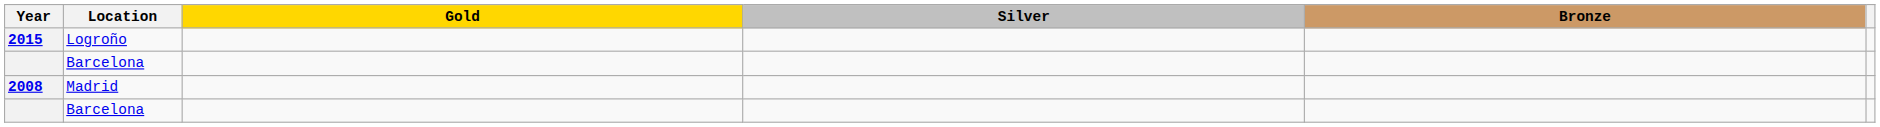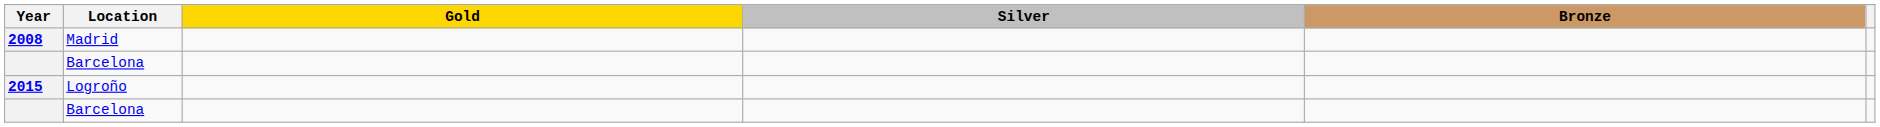rows swapped: (25, 87) <-> (25, 40)
